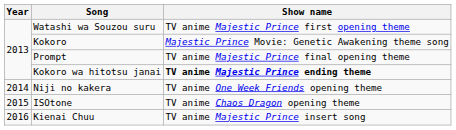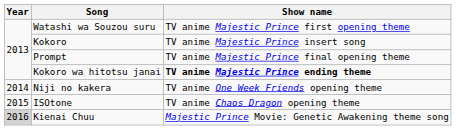(307, 42) Majestic Prince Movie: Genetic Awakening theme song -> (265, 42) TV anime Majestic Prince insert song
(18, 117) no background -> (18, 117) lightgrey background
(265, 117) TV anime Majestic Prince insert song -> (307, 117) Majestic Prince Movie: Genetic Awakening theme song
